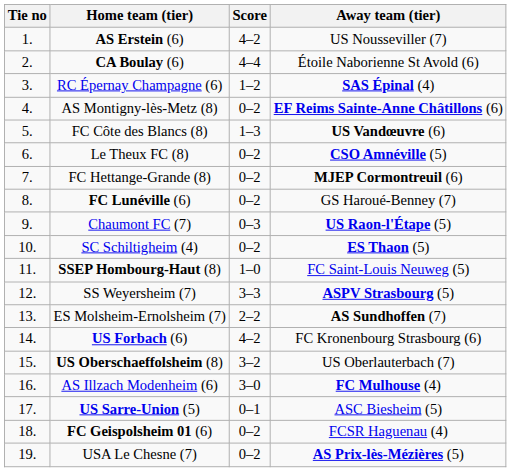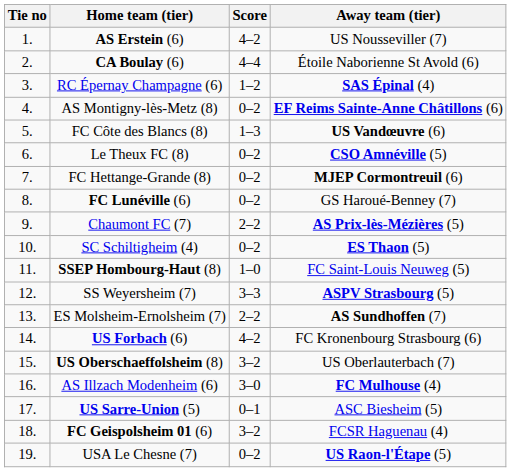(250, 223) 0–3 -> (250, 223) 2–2
(388, 223) US Raon-l'Étape (5) -> (388, 223) AS Prix-lès-Mézières (5)
(250, 431) 0–2 -> (250, 431) 3–2
(388, 454) AS Prix-lès-Mézières (5) -> (388, 454) US Raon-l'Étape (5)
